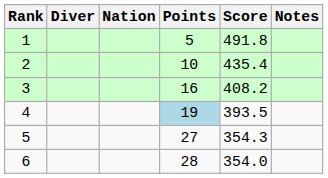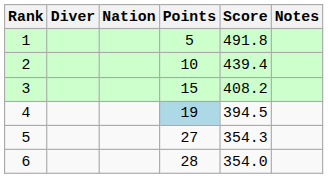(245, 65) 435.4 -> (245, 65) 439.4
(189, 89) 16 -> (189, 89) 15
(245, 113) 393.5 -> (245, 113) 394.5
